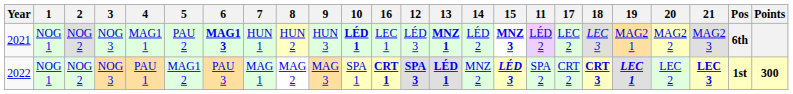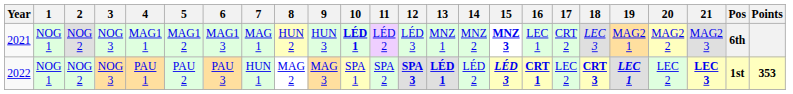columns swapped: (541, 13) <-> (386, 13)
(184, 39) PAU 2 -> (184, 39) MAG1 2
(223, 39) bold -> (223, 39) normal
(260, 39) HUN 1 -> (258, 39) MAG 1
(446, 39) bold -> (442, 39) normal
(478, 39) LÉD 2 -> (474, 39) MNZ 2
(569, 39) LEC 2 -> (566, 39) CRT 2
(184, 72) MAG1 2 -> (184, 72) PAU 2
(260, 72) MAG 1 -> (258, 72) HUN 1
(478, 72) MNZ 2 -> (474, 72) LÉD 2
(569, 72) CRT 2 -> (566, 72) LEC 2
(770, 72) 300 -> (767, 72) 353
